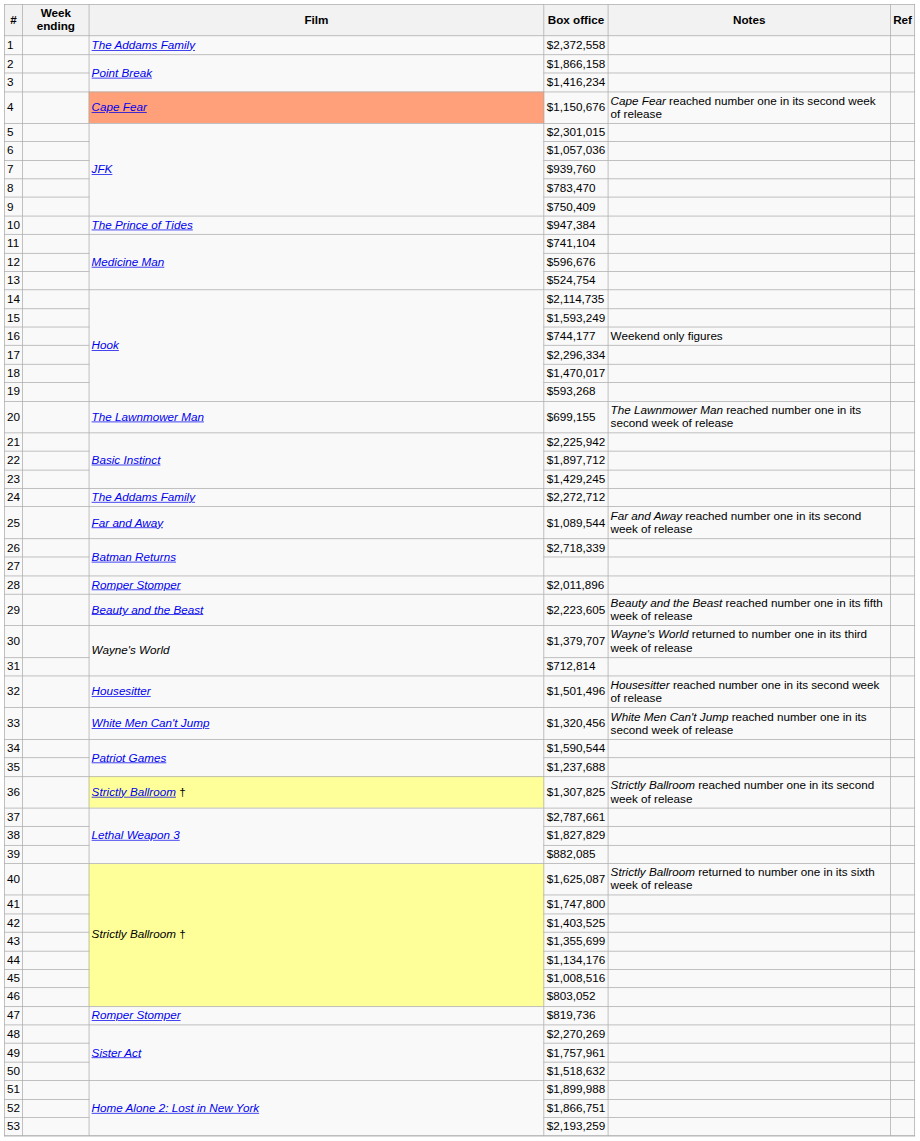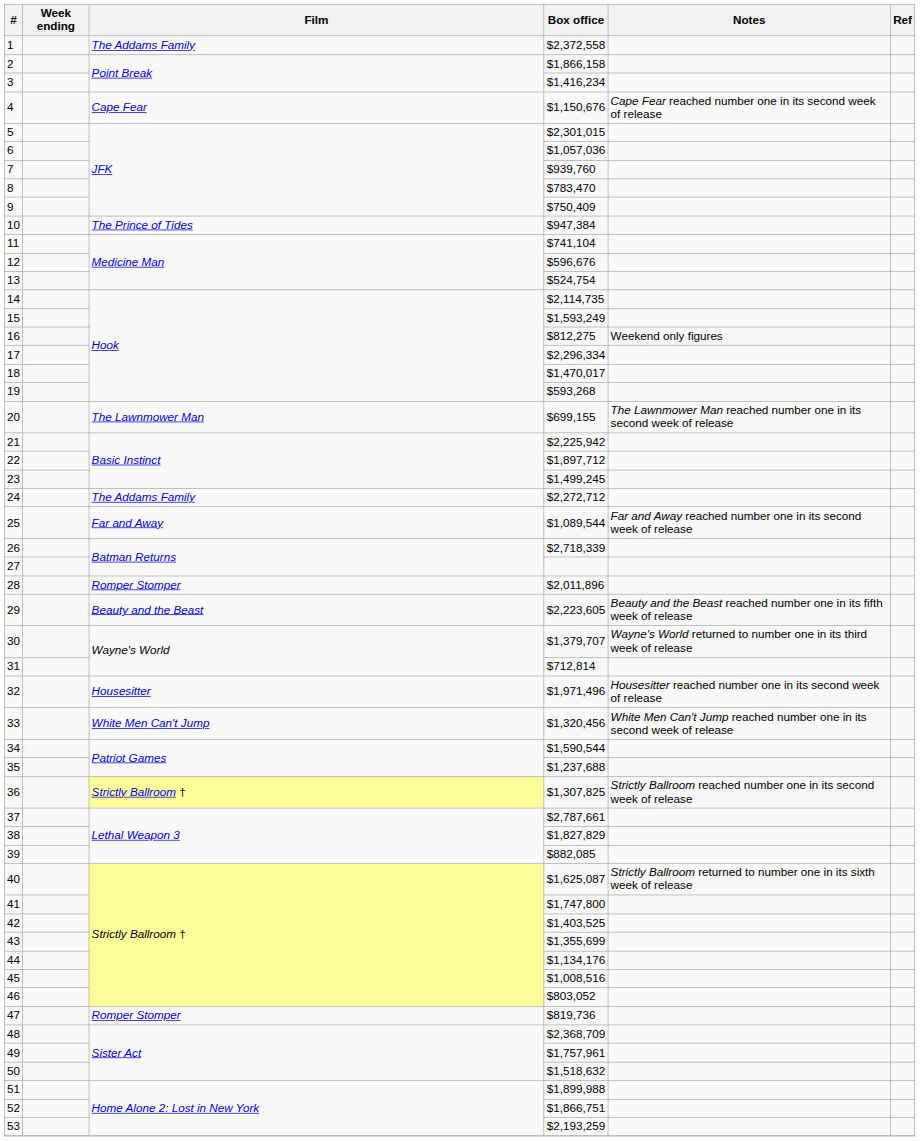(119, 107) lightsalmon background -> (119, 107) no background
(571, 336) $744,177 -> (571, 336) $812,275
(576, 479) $1,429,245 -> (576, 479) $1,499,245
(576, 691) $1,501,496 -> (576, 691) $1,971,496
(576, 1034) $2,270,269 -> (576, 1034) $2,368,709
